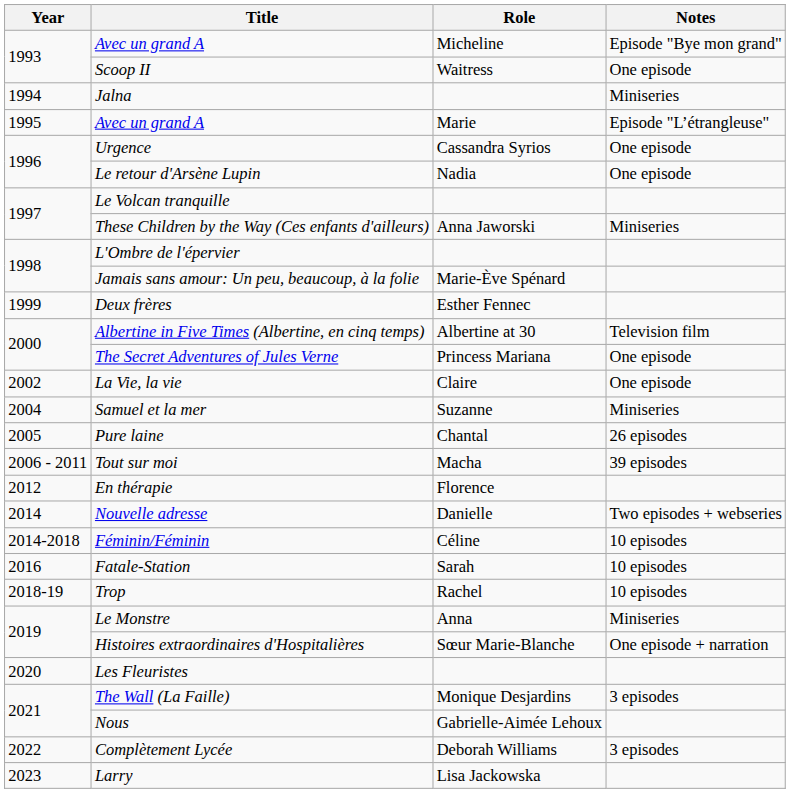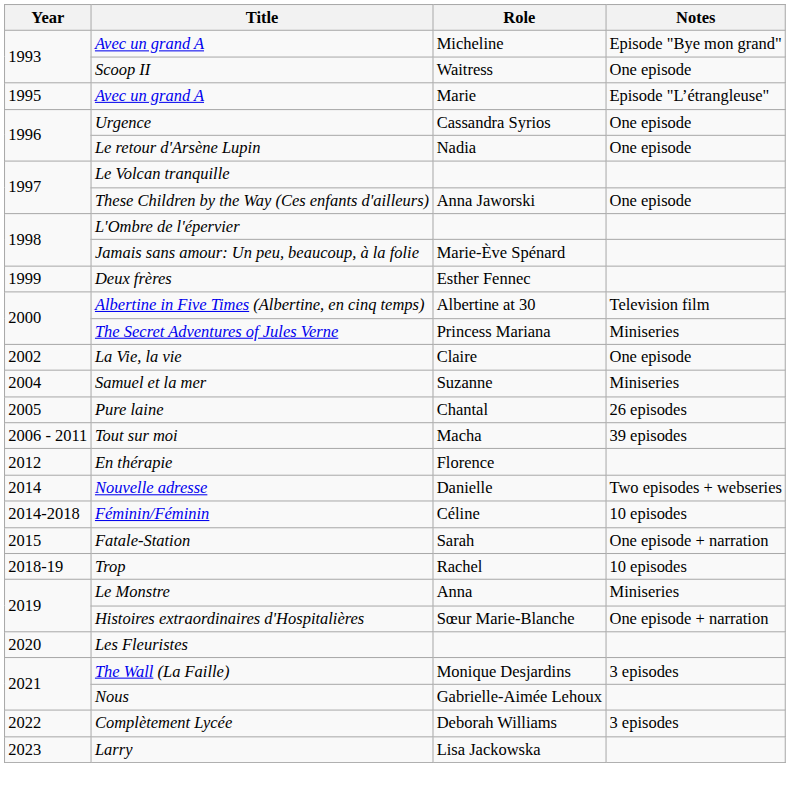- row: (113, 95)
(644, 226) Miniseries -> (650, 200) One episode
(650, 357) One episode -> (644, 331) Miniseries
(25, 566) 2016 -> (25, 540) 2015
(648, 566) 10 episodes -> (689, 540) One episode + narration
